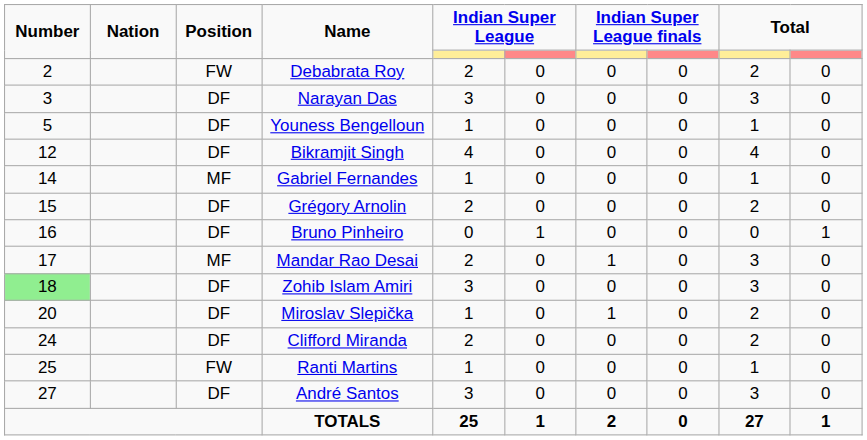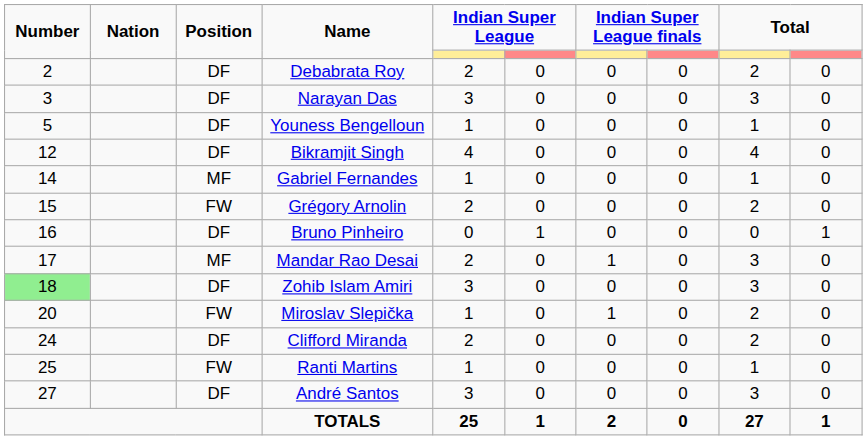(219, 71) FW -> (219, 71) DF
(219, 206) DF -> (219, 206) FW
(219, 313) DF -> (219, 313) FW
